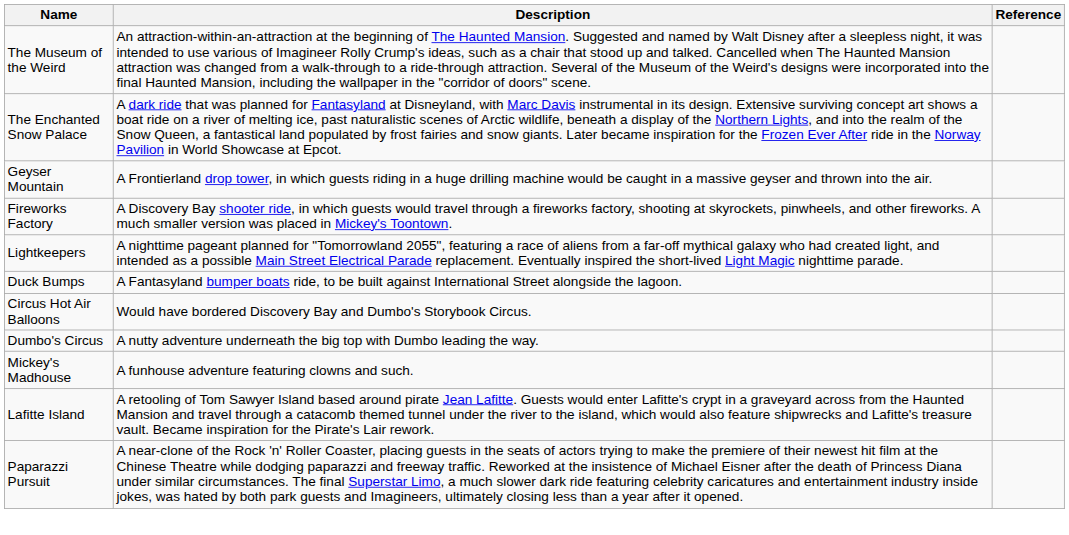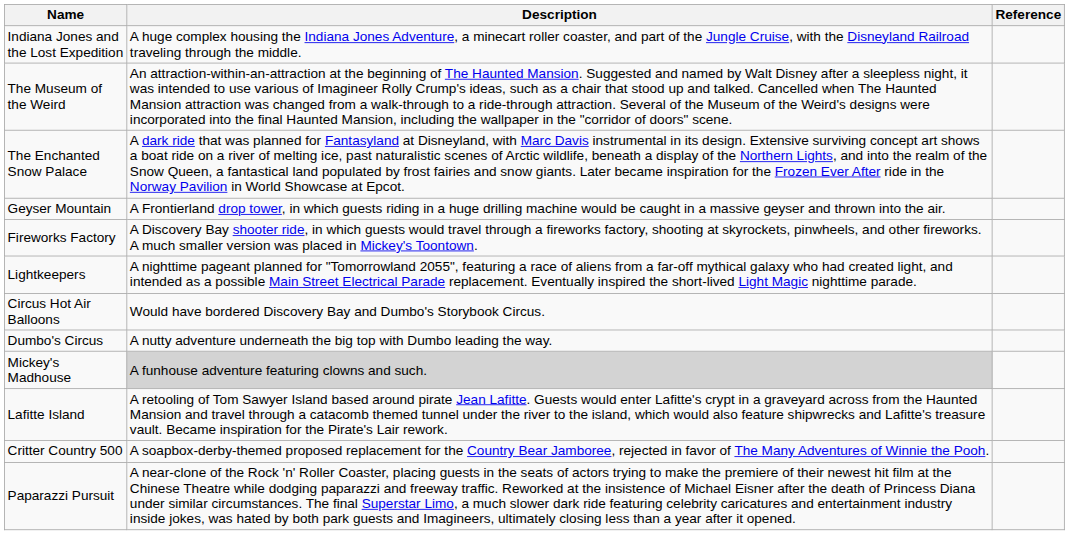+ row: (65, 44)
- row: (46, 282)
(265, 370) no background -> (278, 370) lightgrey background
+ row: (65, 451)
